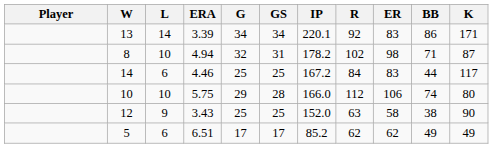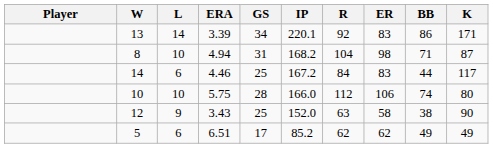- column: (241, 14)
(317, 53) 178.2 -> (302, 53) 168.2
(355, 53) 102 -> (343, 53) 104
